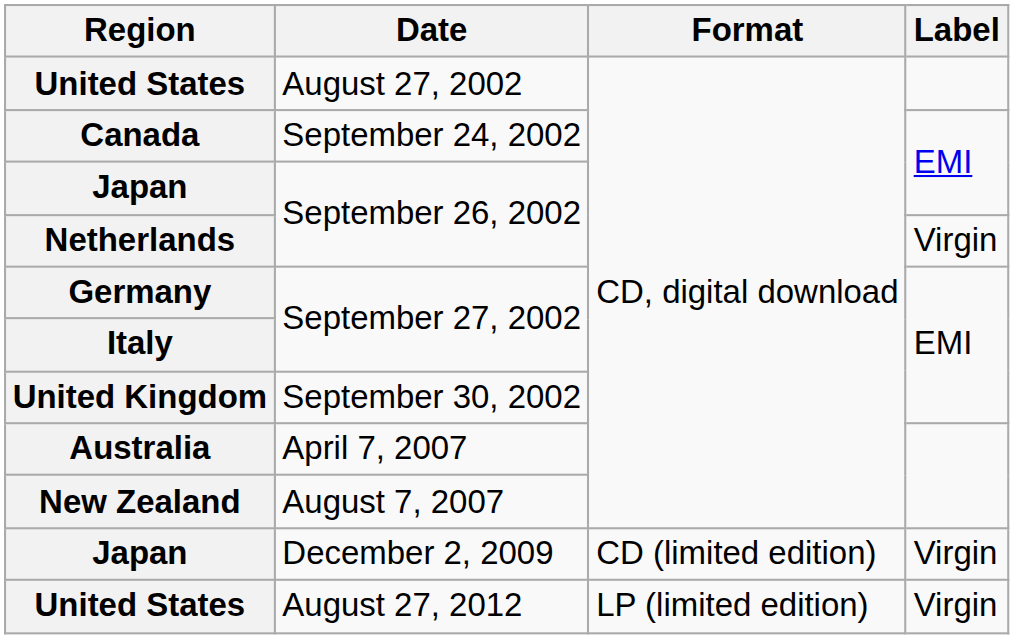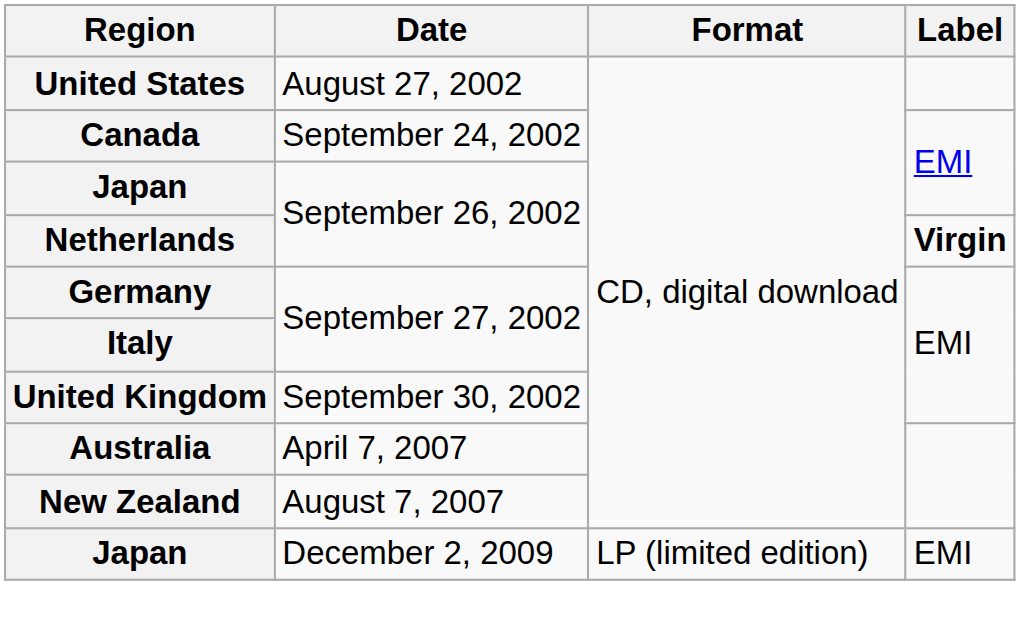(956, 239) normal -> (960, 239) bold
(736, 553) CD (limited edition) -> (732, 553) LP (limited edition)
(956, 553) Virgin -> (943, 553) EMI
- row: (140, 605)
